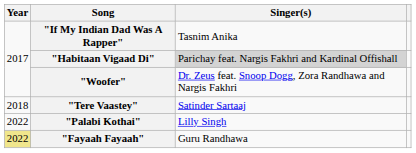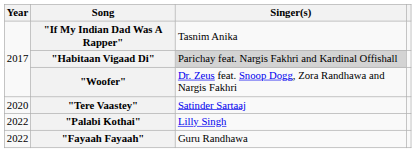(18, 105) 2018 -> (18, 105) 2020
(18, 139) khaki background -> (18, 139) no background
